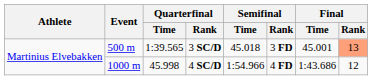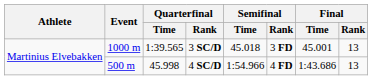(121, 48) 500 m -> (124, 48) 1000 m
(353, 48) lightsalmon background -> (353, 48) no background
(124, 66) 1000 m -> (121, 66) 500 m
(353, 66) 12 -> (353, 66) 13
